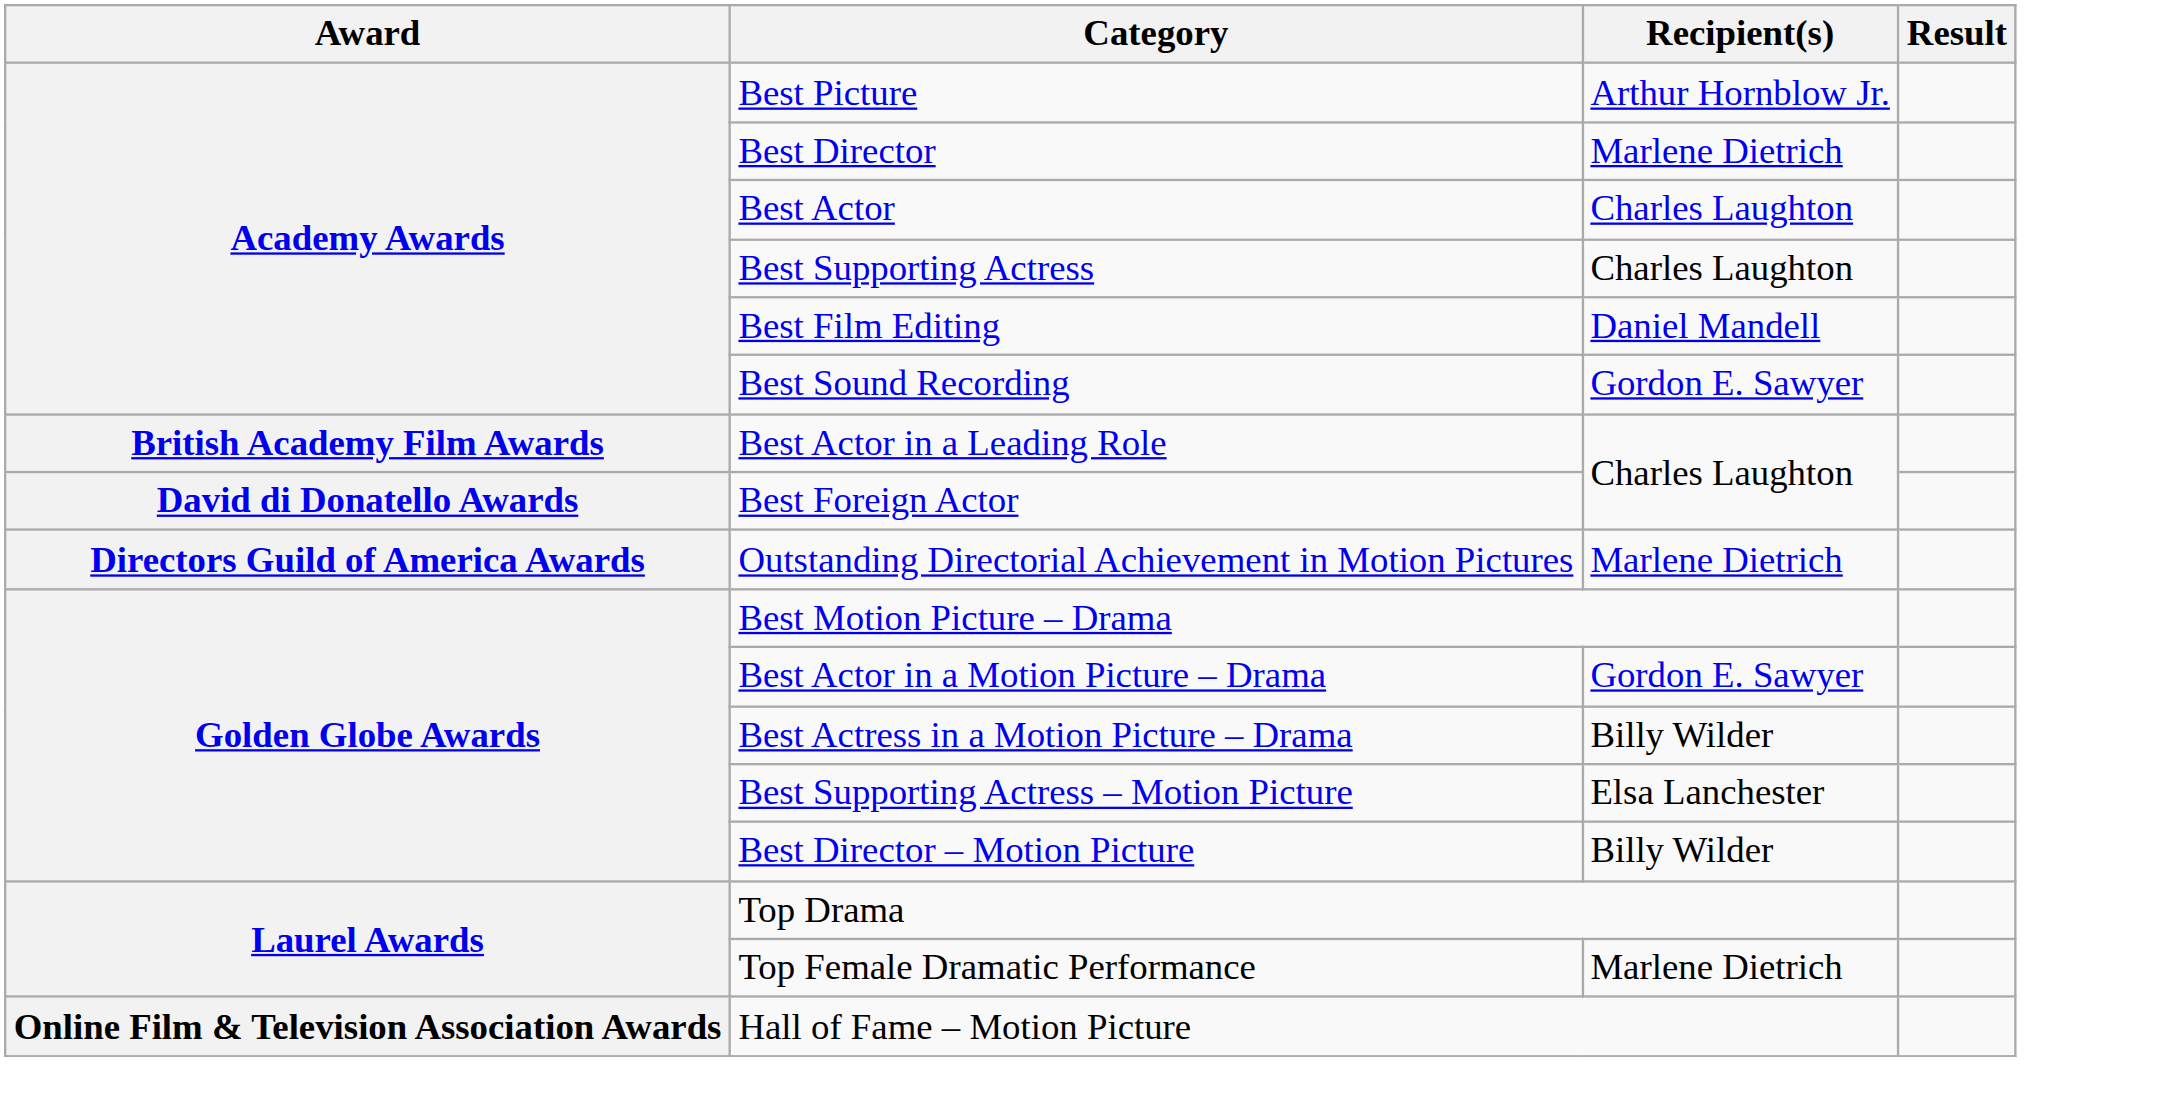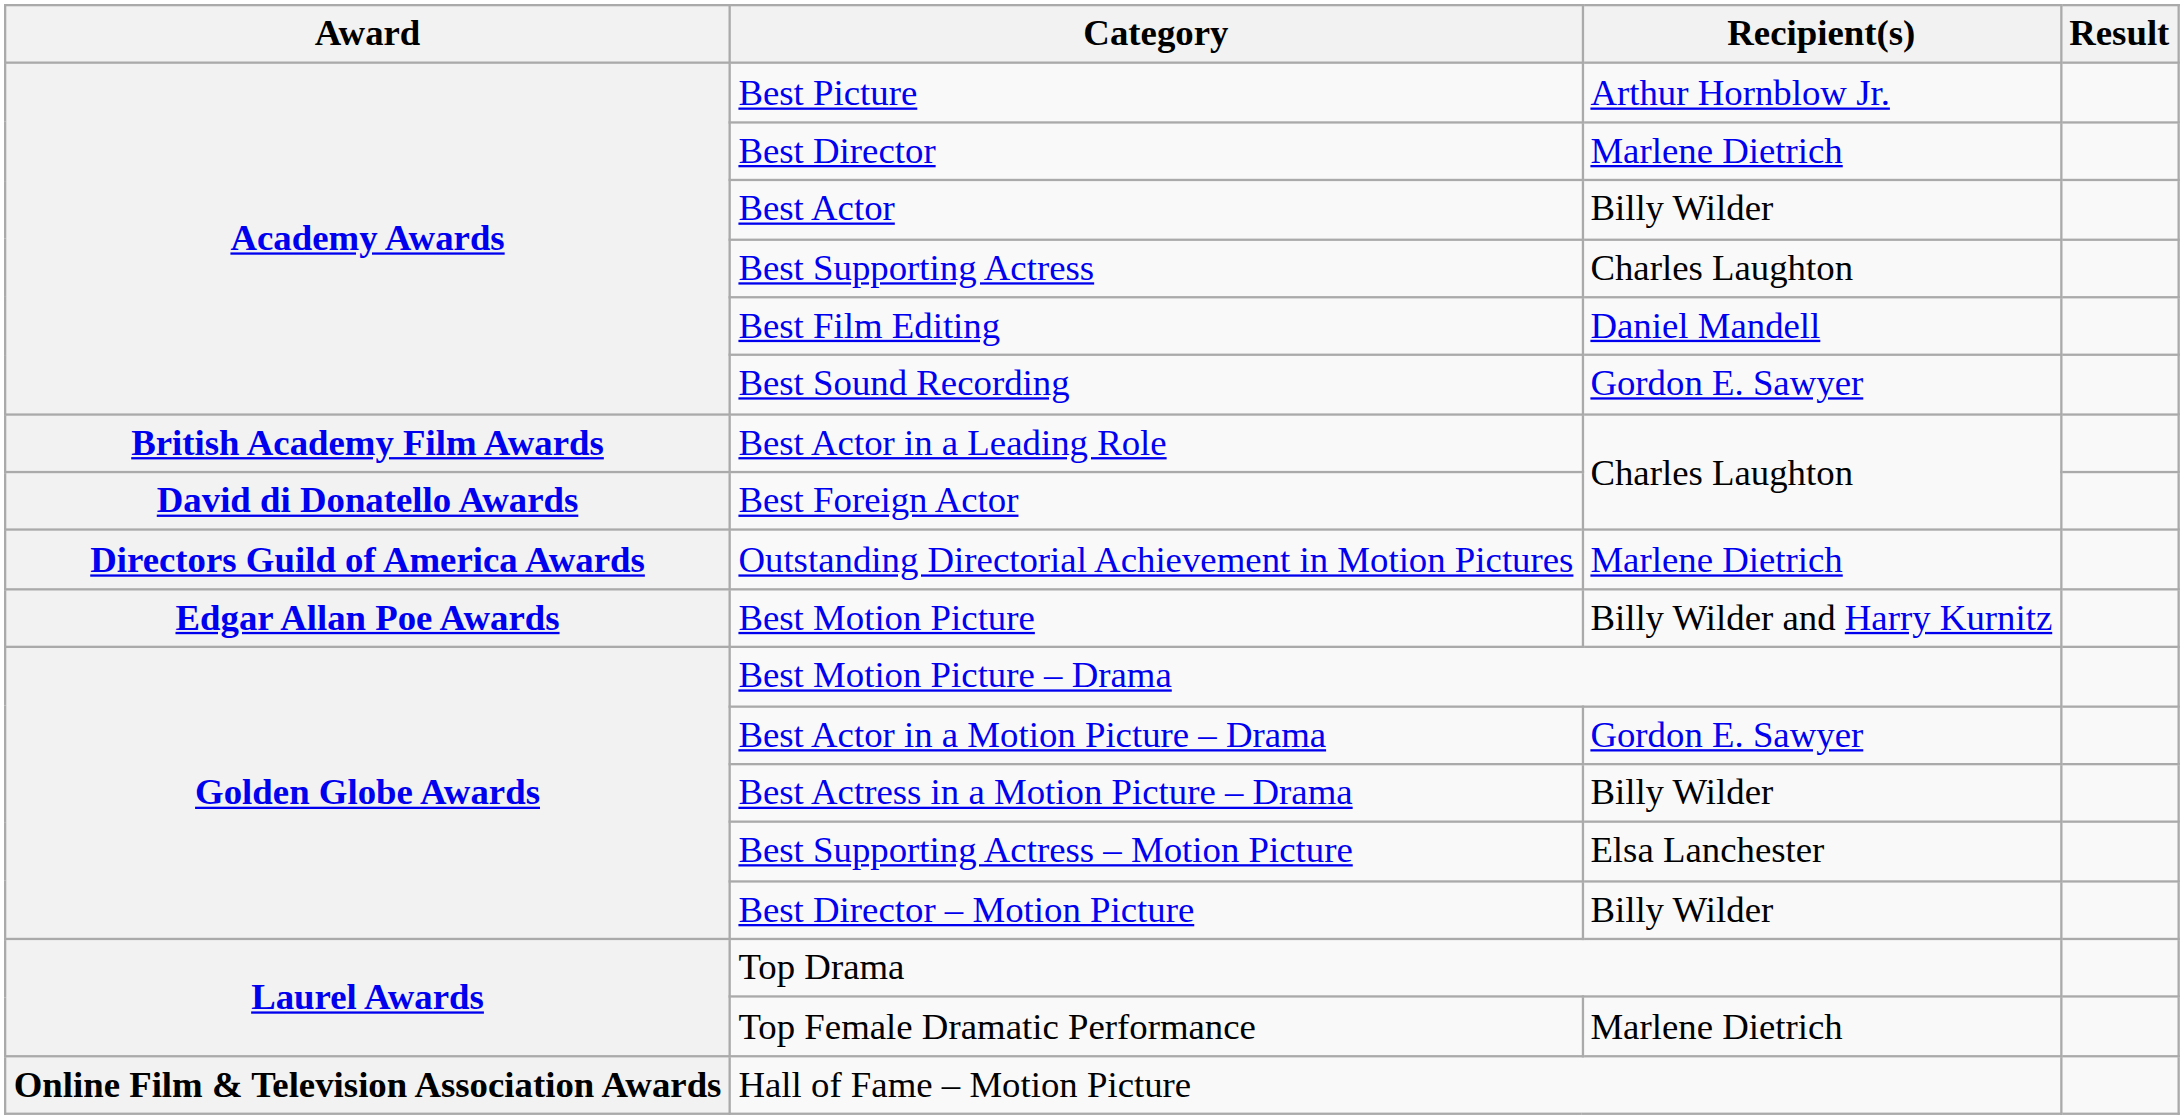(1722, 208) Charles Laughton -> (1682, 208) Billy Wilder
+ row: (887, 617)
